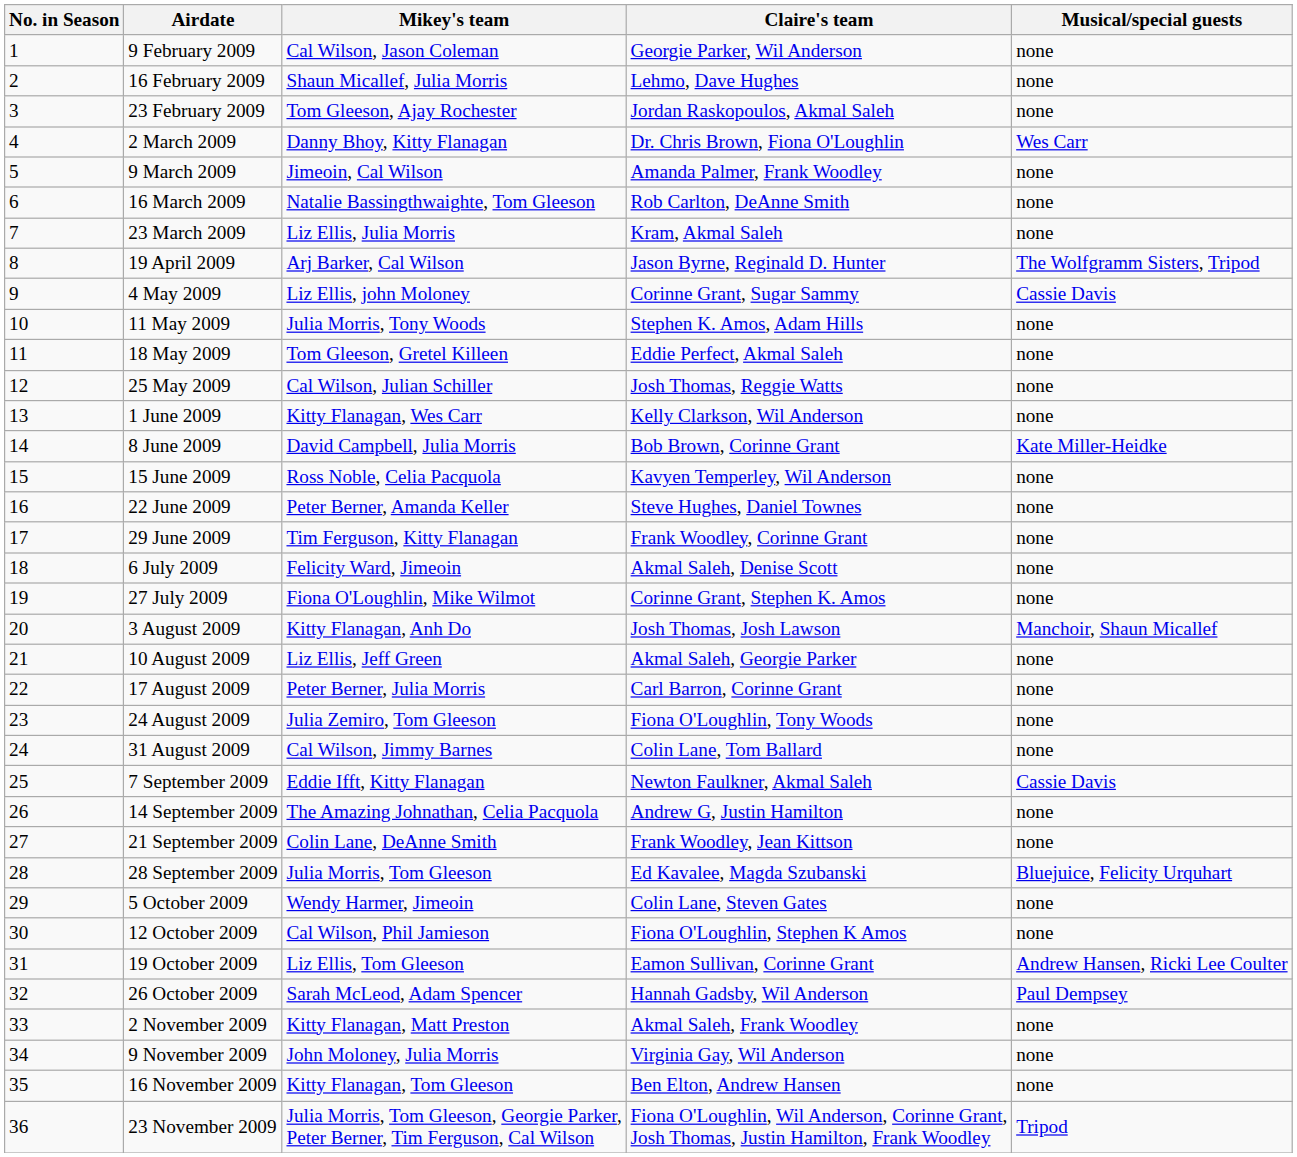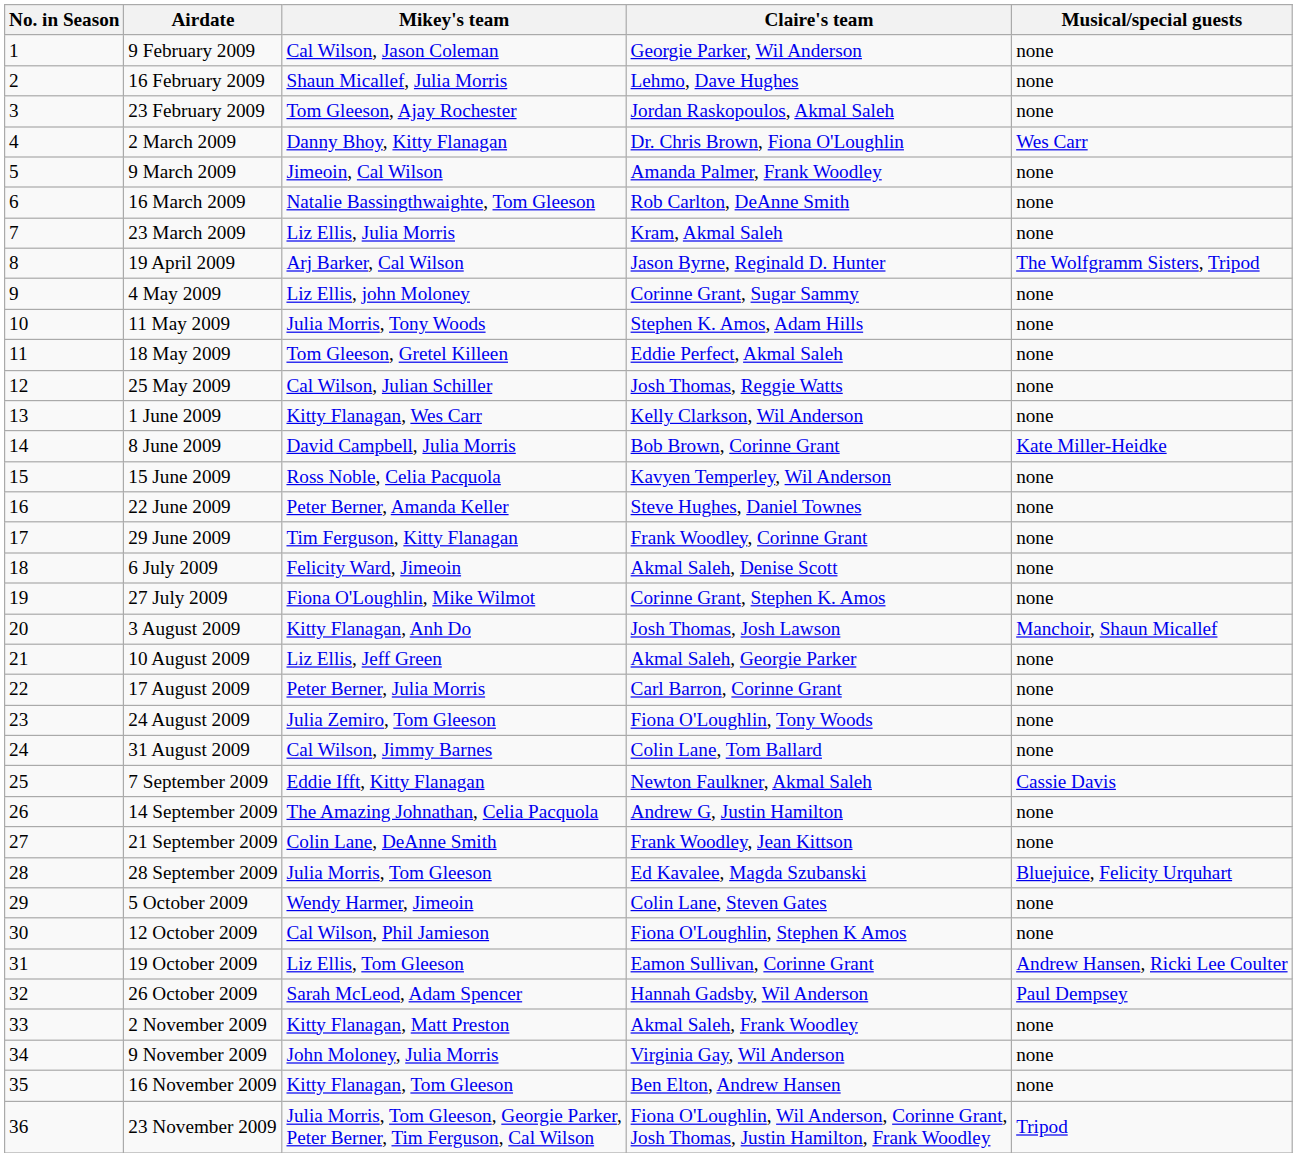(1066, 293) Cassie Davis -> (1035, 293) none
